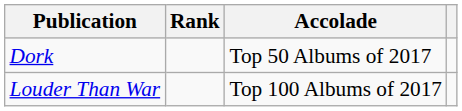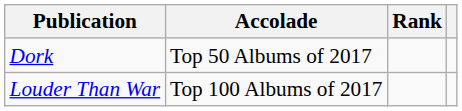columns swapped: (336, 21) <-> (195, 21)
